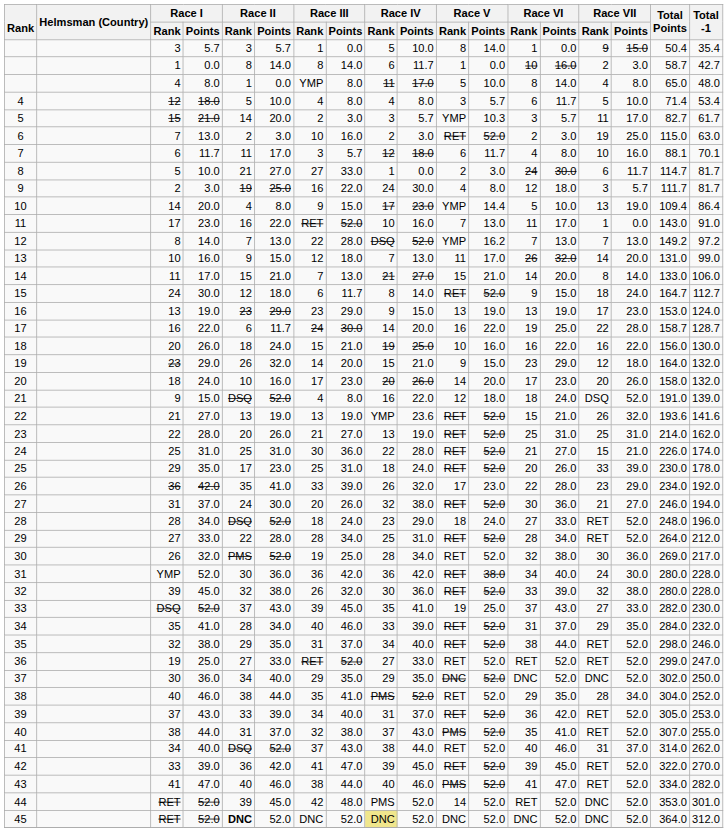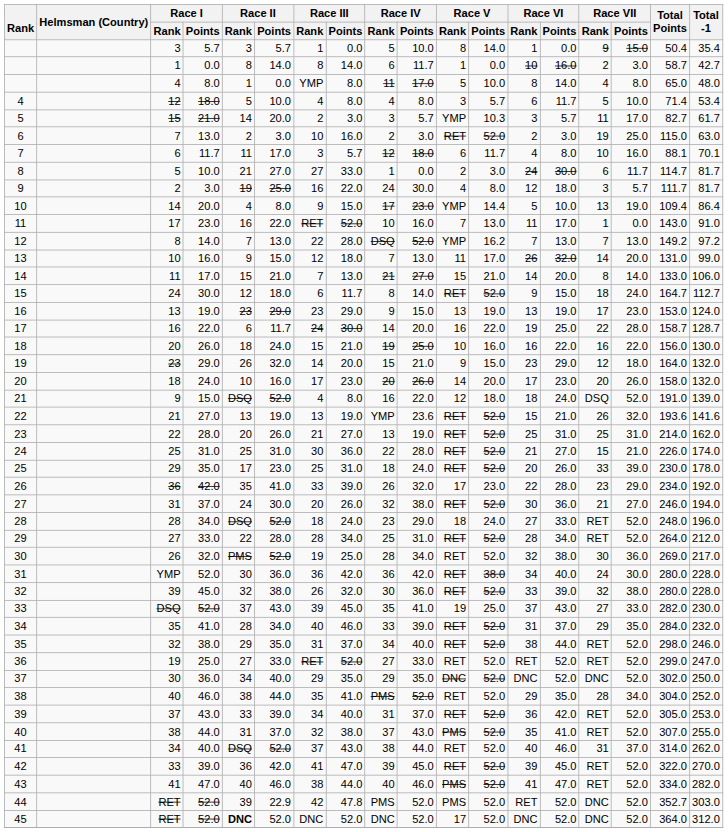(280, 802) 45.0 -> (280, 802) 22.9
(352, 802) 48.0 -> (352, 802) 47.8
(460, 802) 14 -> (454, 802) PMS
(673, 802) 353.0 -> (673, 802) 352.7
(706, 802) 301.0 -> (706, 802) 303.0
(383, 819) khaki background -> (383, 819) no background
(454, 819) DNC -> (460, 819) 17
